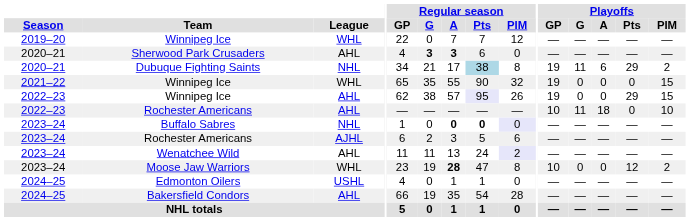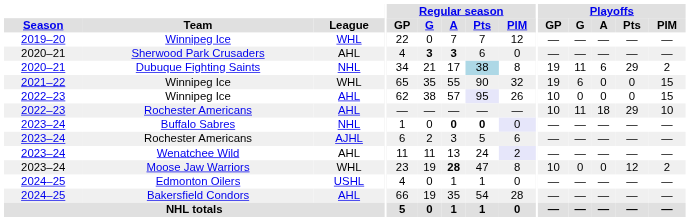(580, 82) 0 -> (580, 82) 6
(553, 96) 19 -> (553, 96) 10
(632, 96) 29 -> (632, 96) 0
(632, 110) 0 -> (632, 110) 29
